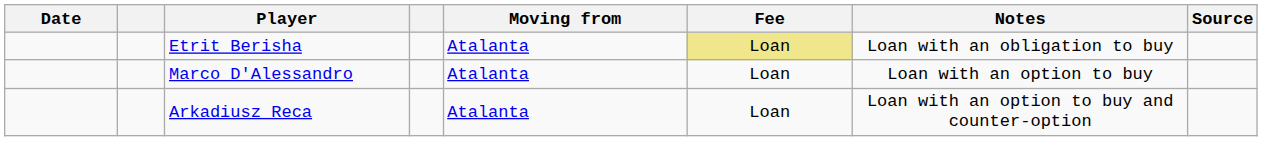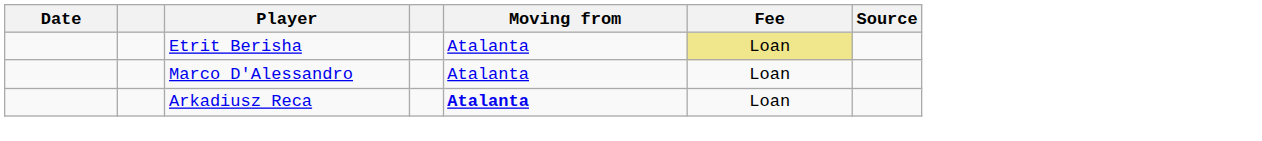- column: (1020, 19)
(488, 112) normal -> (488, 102) bold
